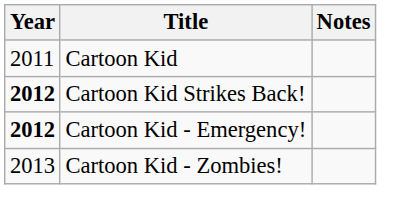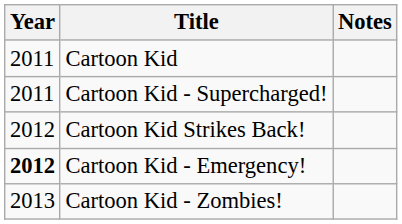+ row: (196, 93)
(32, 93) bold -> (32, 129) normal
